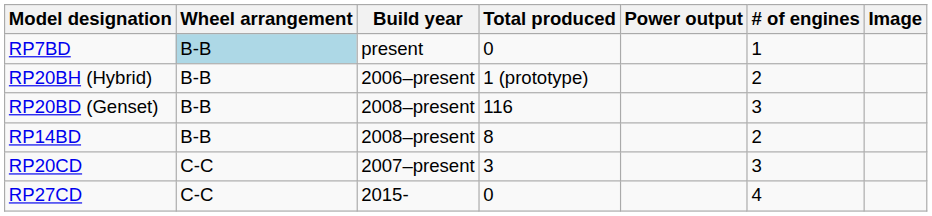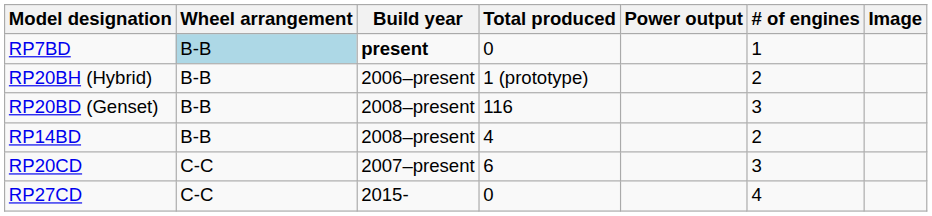(392, 48) normal -> (395, 48) bold
(488, 136) 8 -> (488, 136) 4
(488, 166) 3 -> (488, 166) 6
